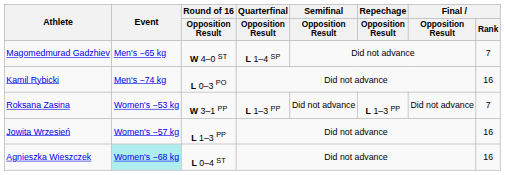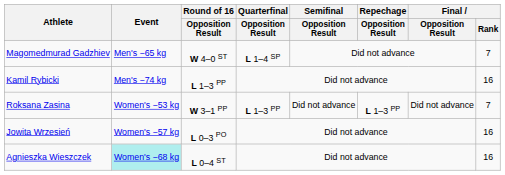(209, 85) L 0–3 PO -> (209, 85) L 1–3 PP
(209, 137) L 1–3 PP -> (209, 137) L 0–3 PO
